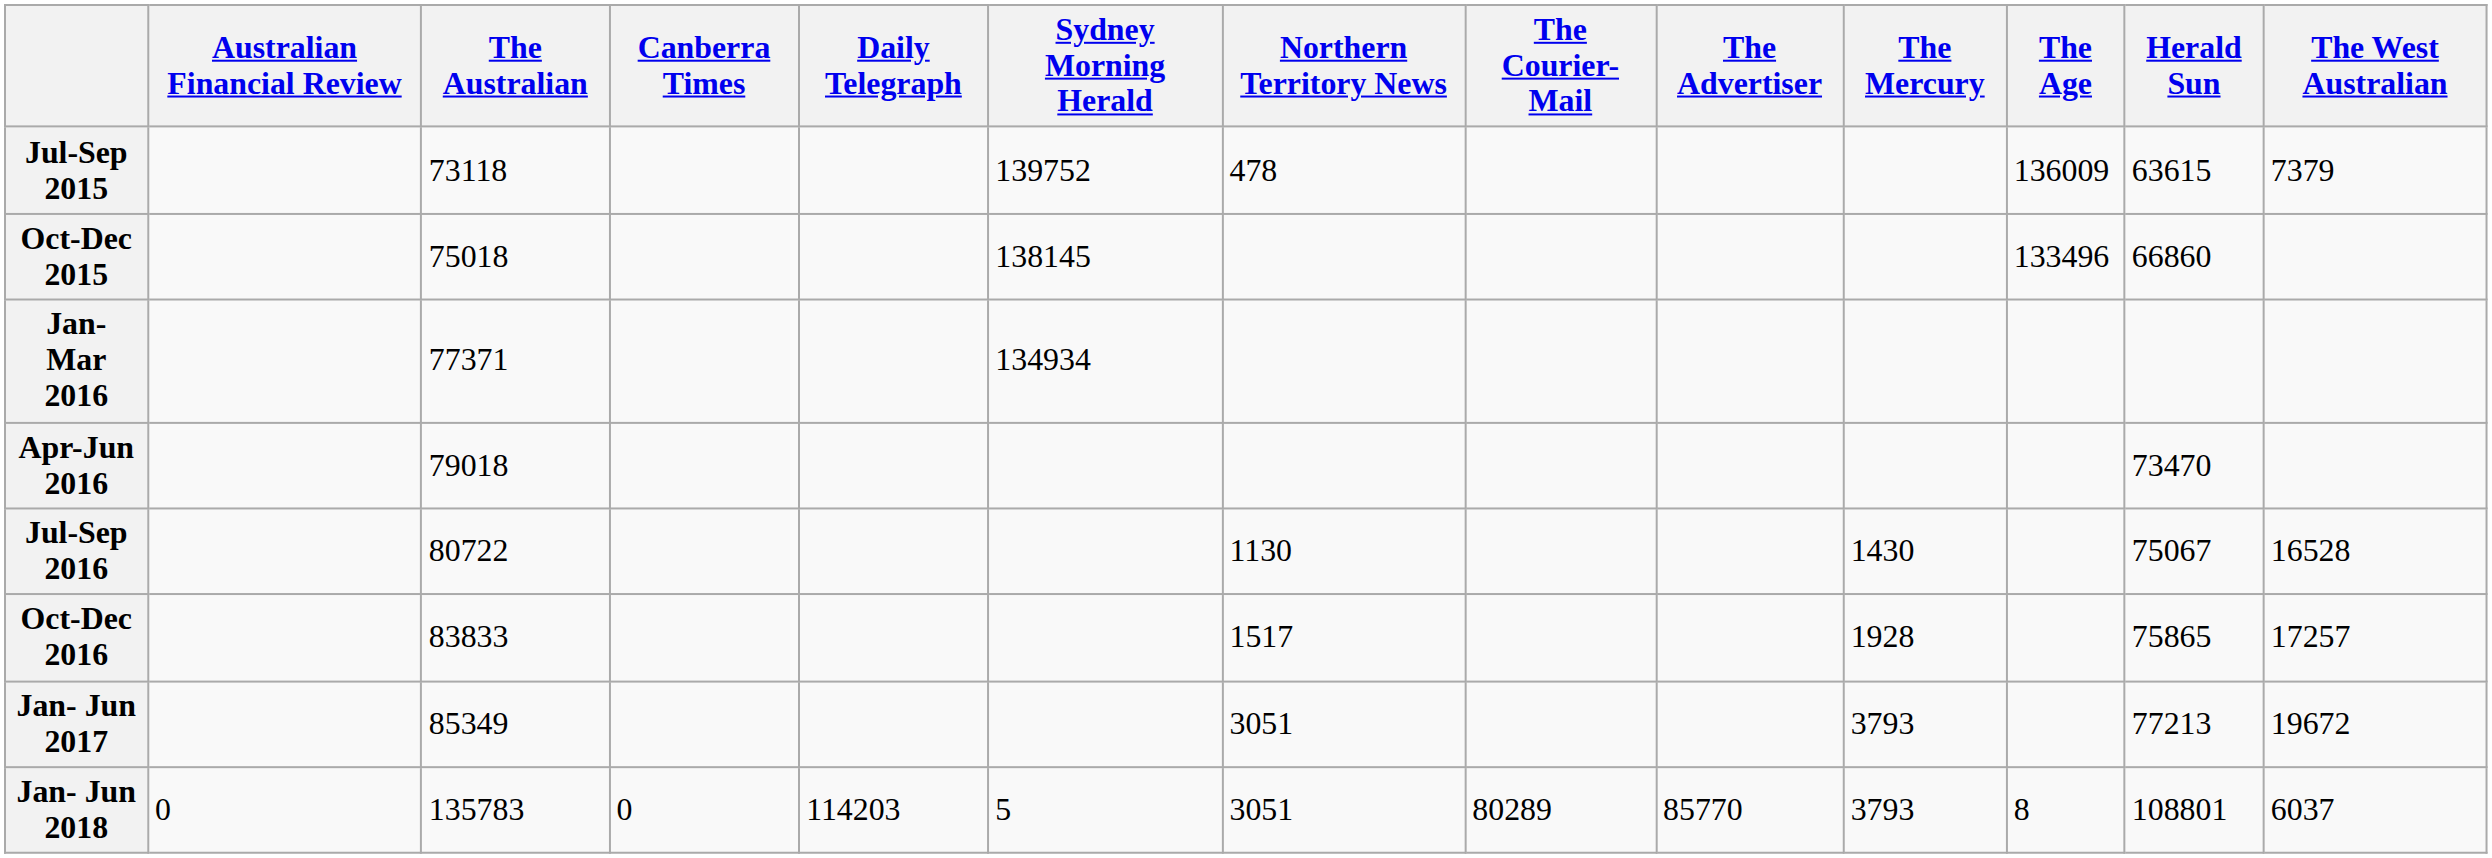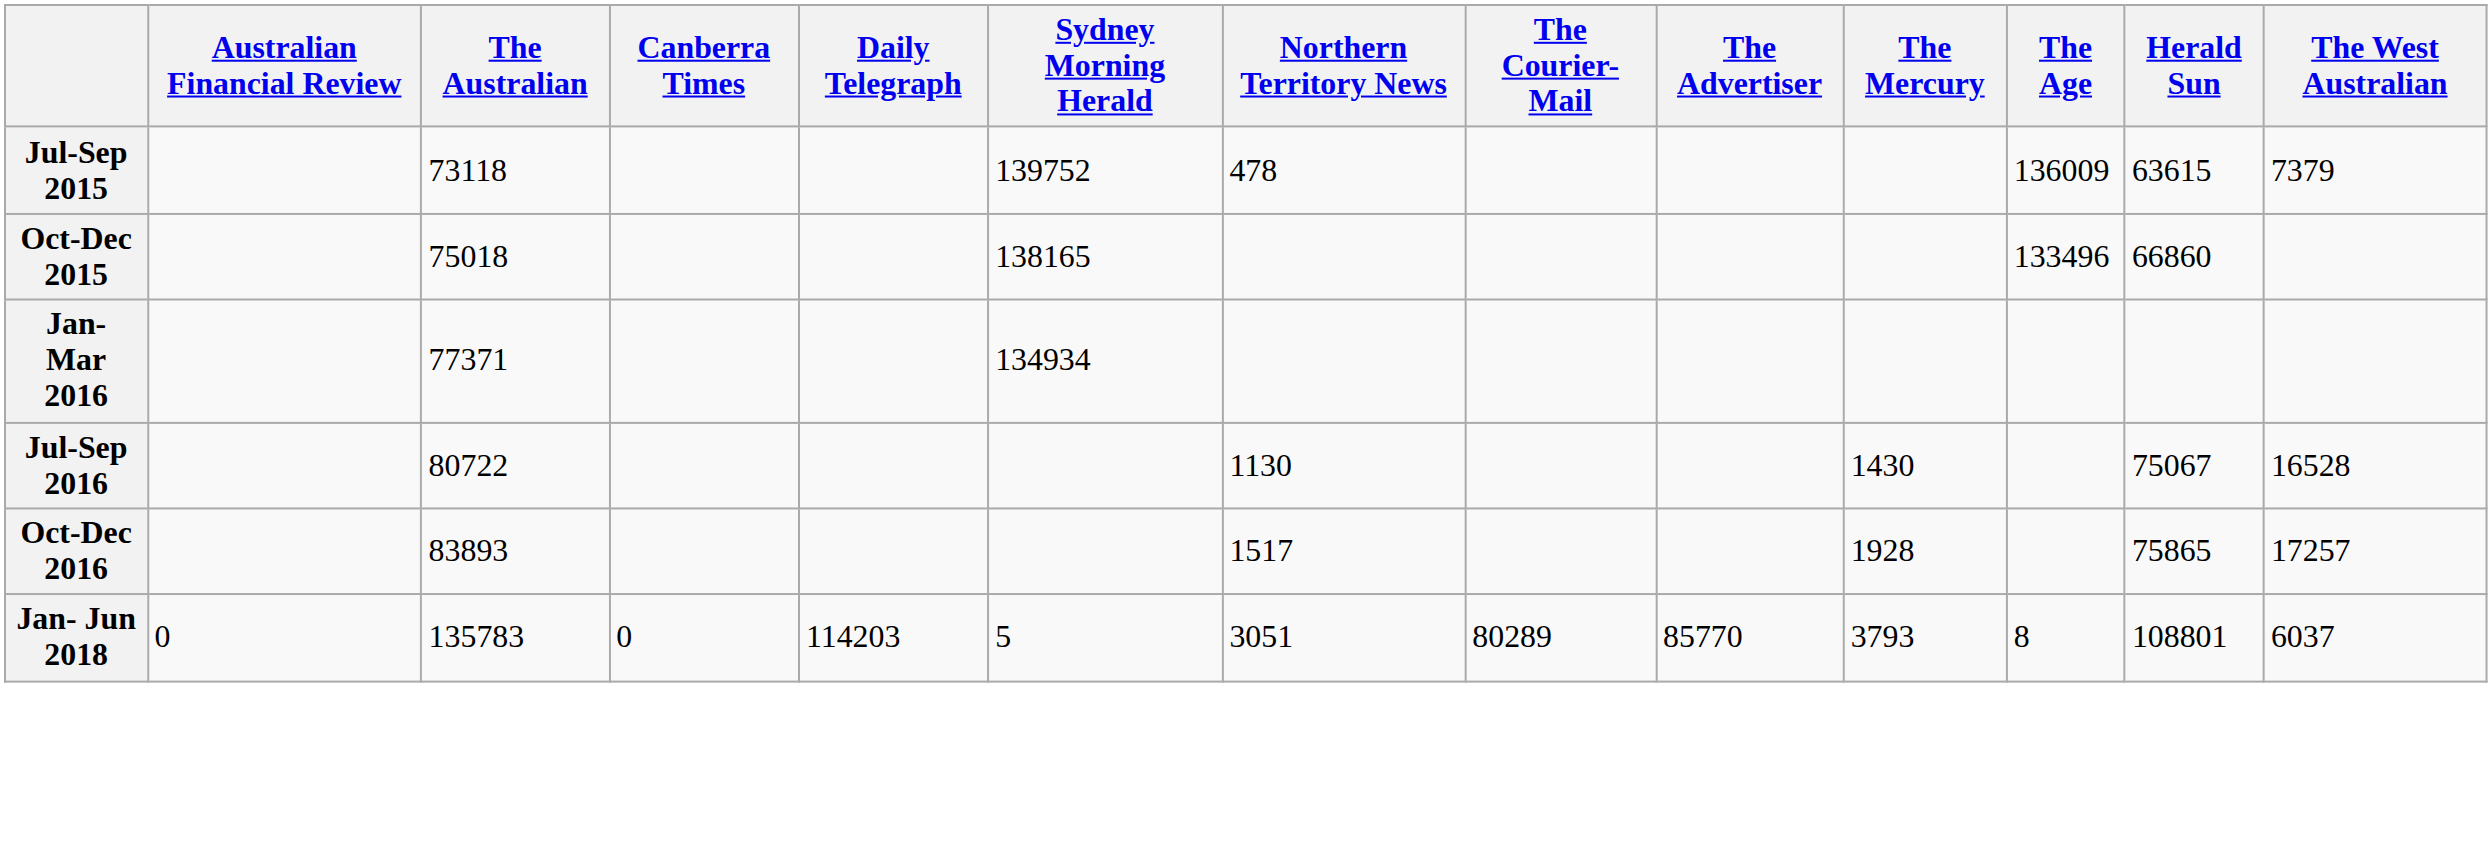(1043, 256) 138145 -> (1043, 256) 138165
- row: (76, 464)
(469, 637) 83833 -> (468, 550) 83893
- row: (76, 723)
